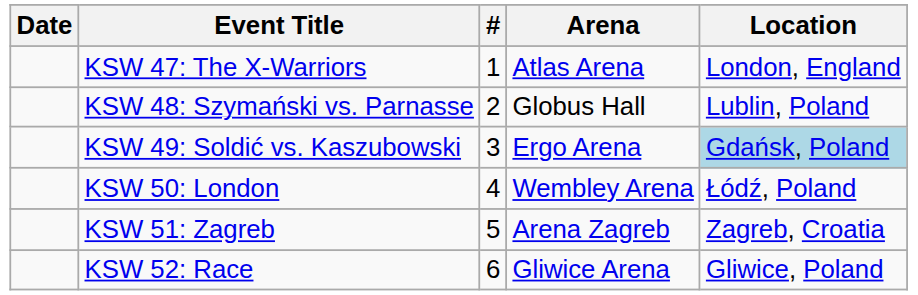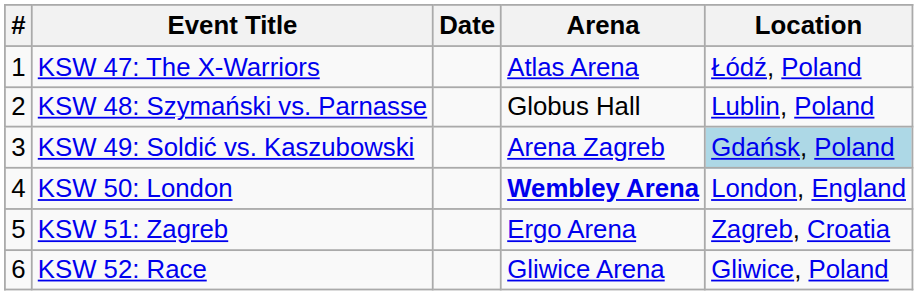columns swapped: (493, 26) <-> (45, 26)
(803, 66) London, England -> (786, 66) Łódź, Poland
(577, 148) Ergo Arena -> (586, 148) Arena Zagreb
(603, 189) normal -> (603, 189) bold
(781, 189) Łódź, Poland -> (809, 189) London, England
(591, 229) Arena Zagreb -> (572, 229) Ergo Arena
